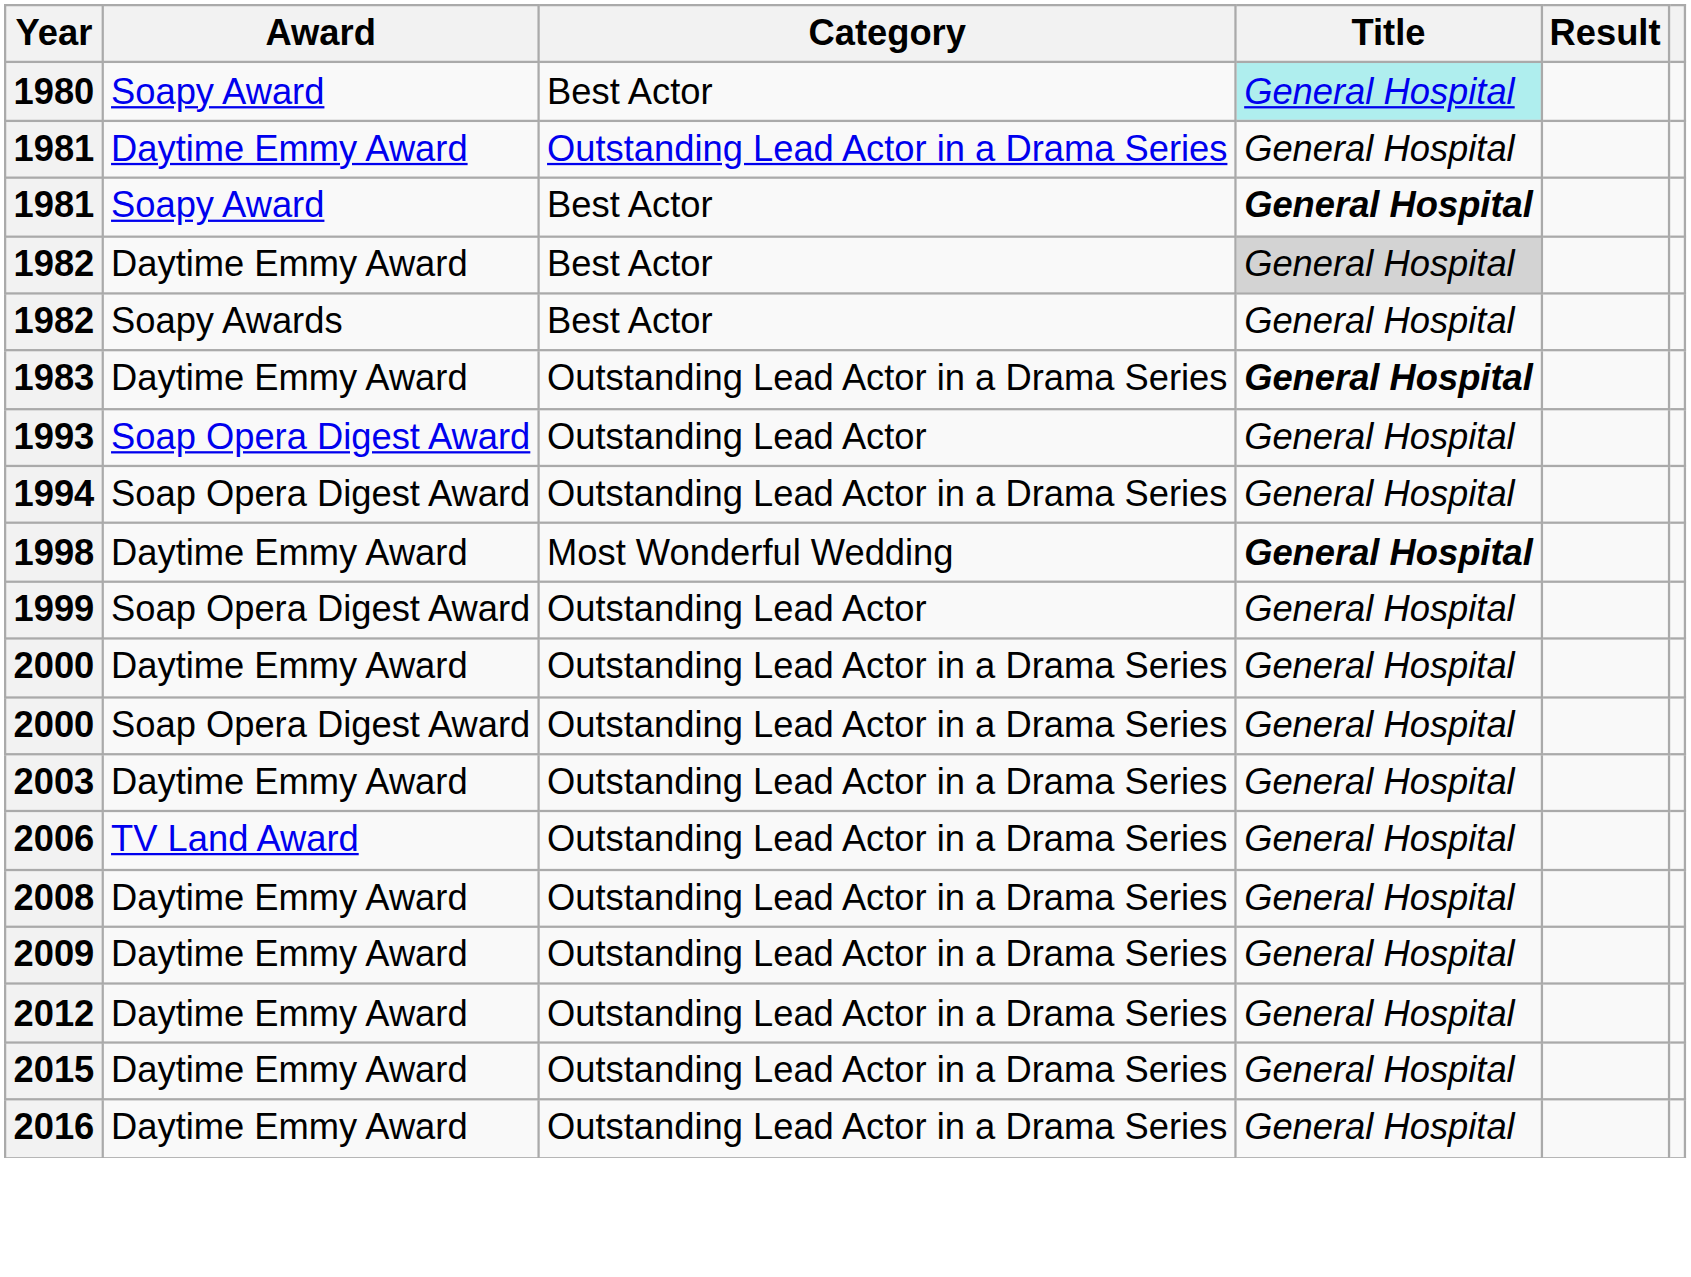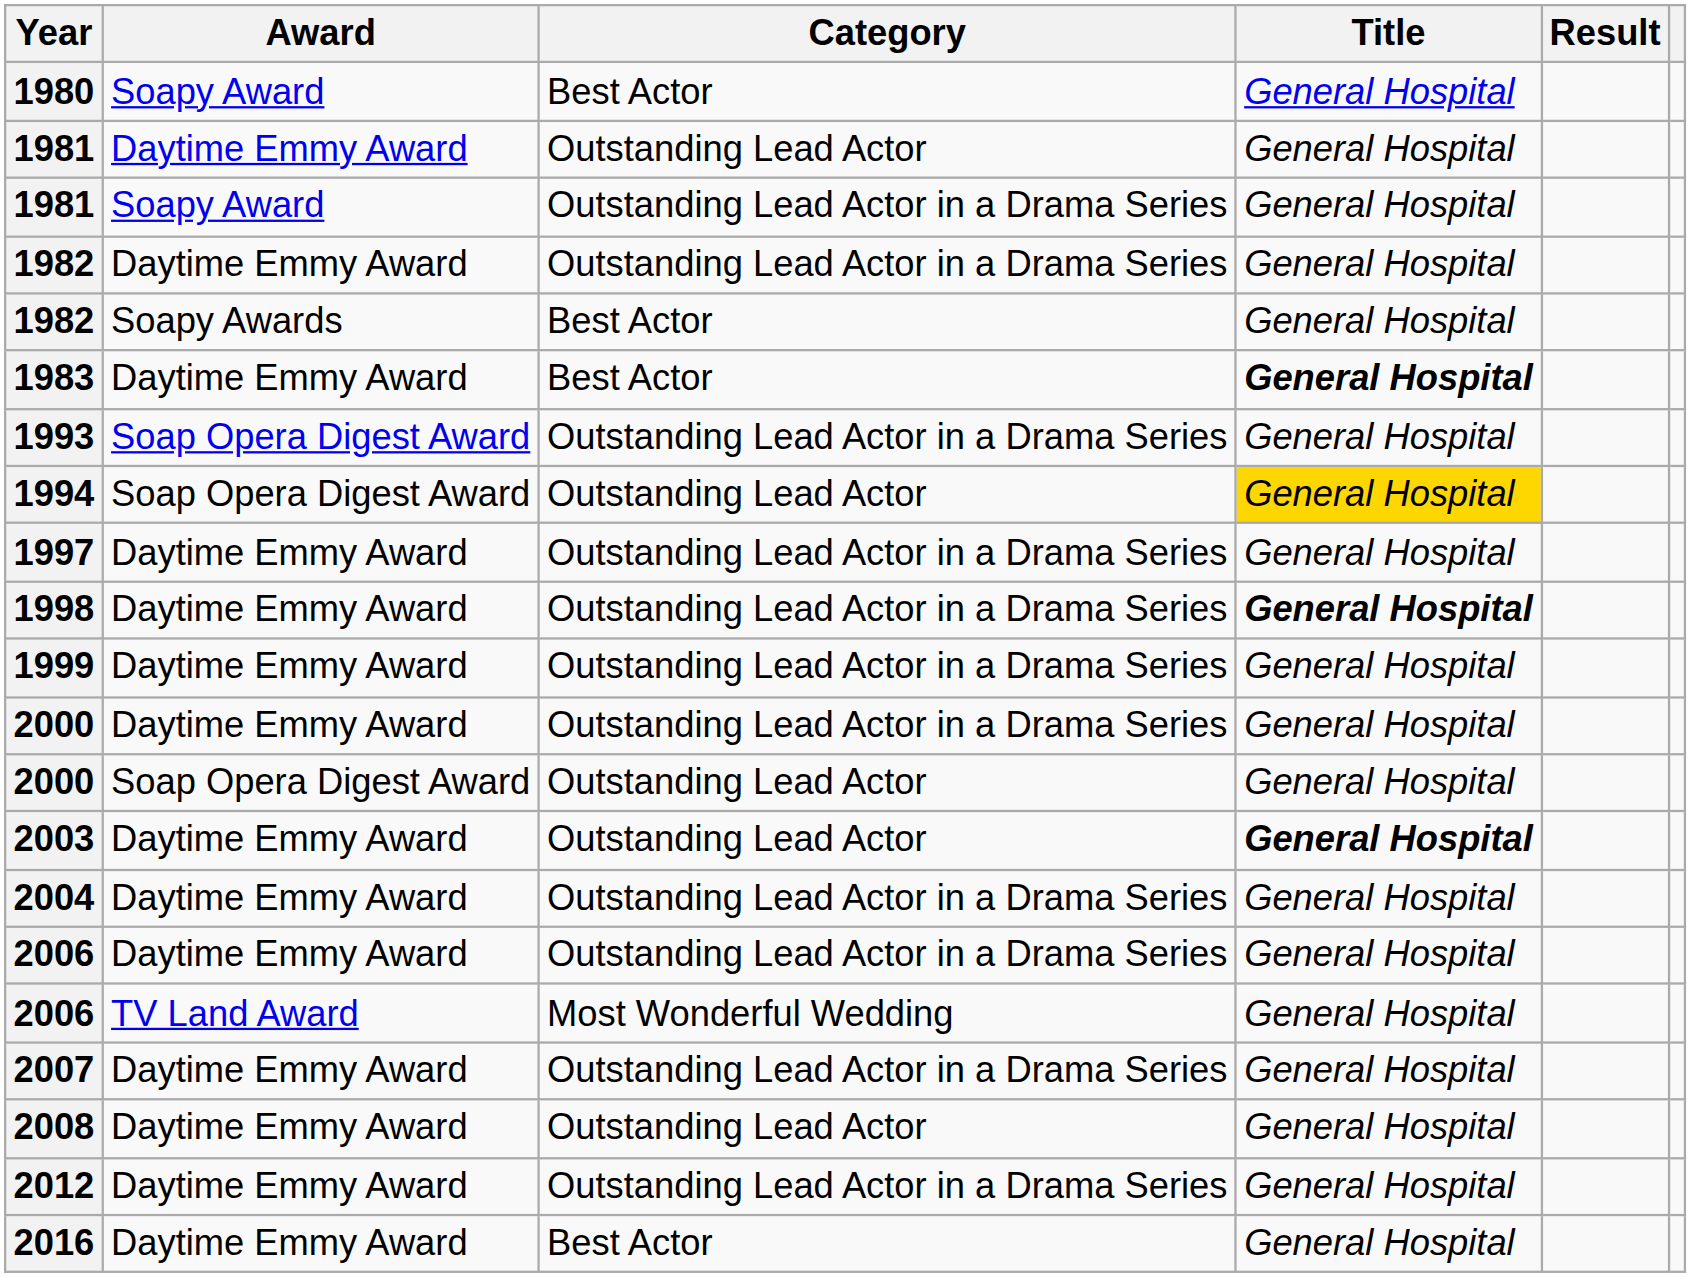(1379, 90) paleturquoise background -> (1379, 90) no background
(887, 148) Outstanding Lead Actor in a Drama Series -> (737, 148) Outstanding Lead Actor
(630, 206) Best Actor -> (887, 206) Outstanding Lead Actor in a Drama Series
(1388, 206) bold -> (1379, 206) normal
(630, 263) Best Actor -> (887, 263) Outstanding Lead Actor in a Drama Series
(1379, 263) lightgrey background -> (1379, 263) no background
(887, 378) Outstanding Lead Actor in a Drama Series -> (630, 378) Best Actor
(737, 436) Outstanding Lead Actor -> (887, 436) Outstanding Lead Actor in a Drama Series
(887, 494) Outstanding Lead Actor in a Drama Series -> (737, 494) Outstanding Lead Actor
(1379, 494) no background -> (1379, 494) gold background
+ row: (54, 551)
(750, 551) Most Wonderful Wedding -> (887, 609) Outstanding Lead Actor in a Drama Series
+ row: (54, 666)
- row: (54, 609)
(887, 724) Outstanding Lead Actor in a Drama Series -> (737, 782) Outstanding Lead Actor
(887, 782) Outstanding Lead Actor in a Drama Series -> (737, 839) Outstanding Lead Actor
(1379, 782) normal -> (1388, 839) bold
+ row: (54, 897)
+ row: (54, 954)
(887, 839) Outstanding Lead Actor in a Drama Series -> (750, 1012) Most Wonderful Wedding
+ row: (54, 1070)
(887, 897) Outstanding Lead Actor in a Drama Series -> (737, 1127) Outstanding Lead Actor
- row: (54, 954)
- row: (54, 1070)
(887, 1127) Outstanding Lead Actor in a Drama Series -> (630, 1242) Best Actor
